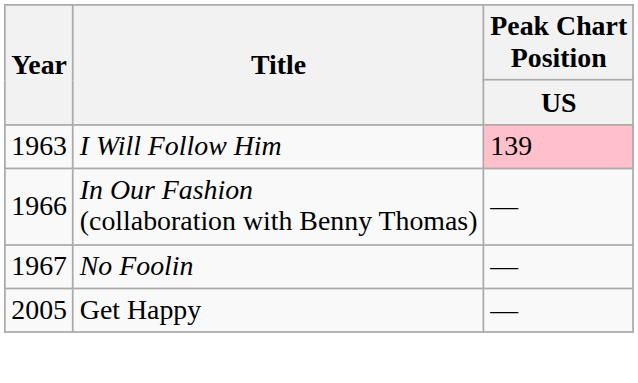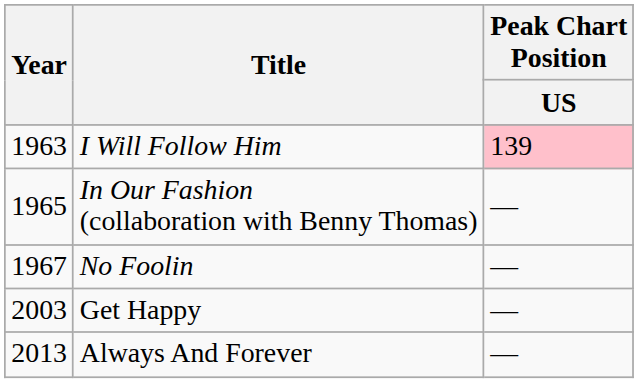(39, 206) 1966 -> (39, 206) 1965
(39, 309) 2005 -> (39, 309) 2003
+ row: (196, 354)
